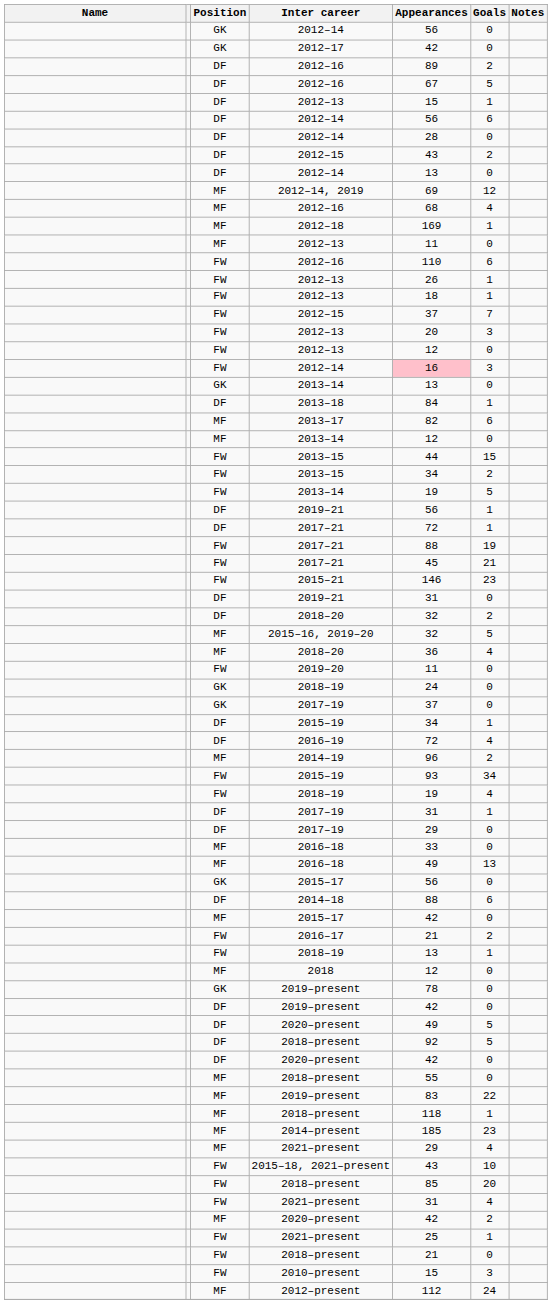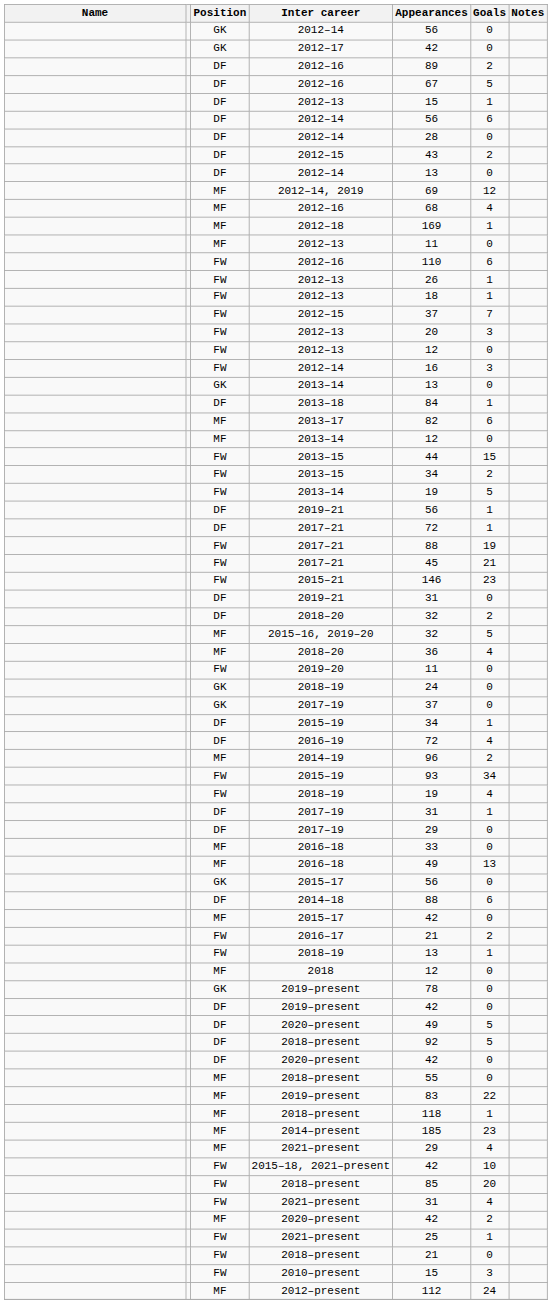(432, 369) pink background -> (432, 369) no background
(432, 1167) 43 -> (432, 1167) 42
